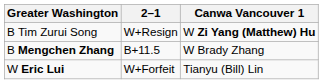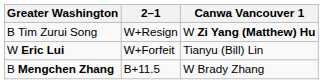rows swapped: (36, 69) <-> (61, 50)
